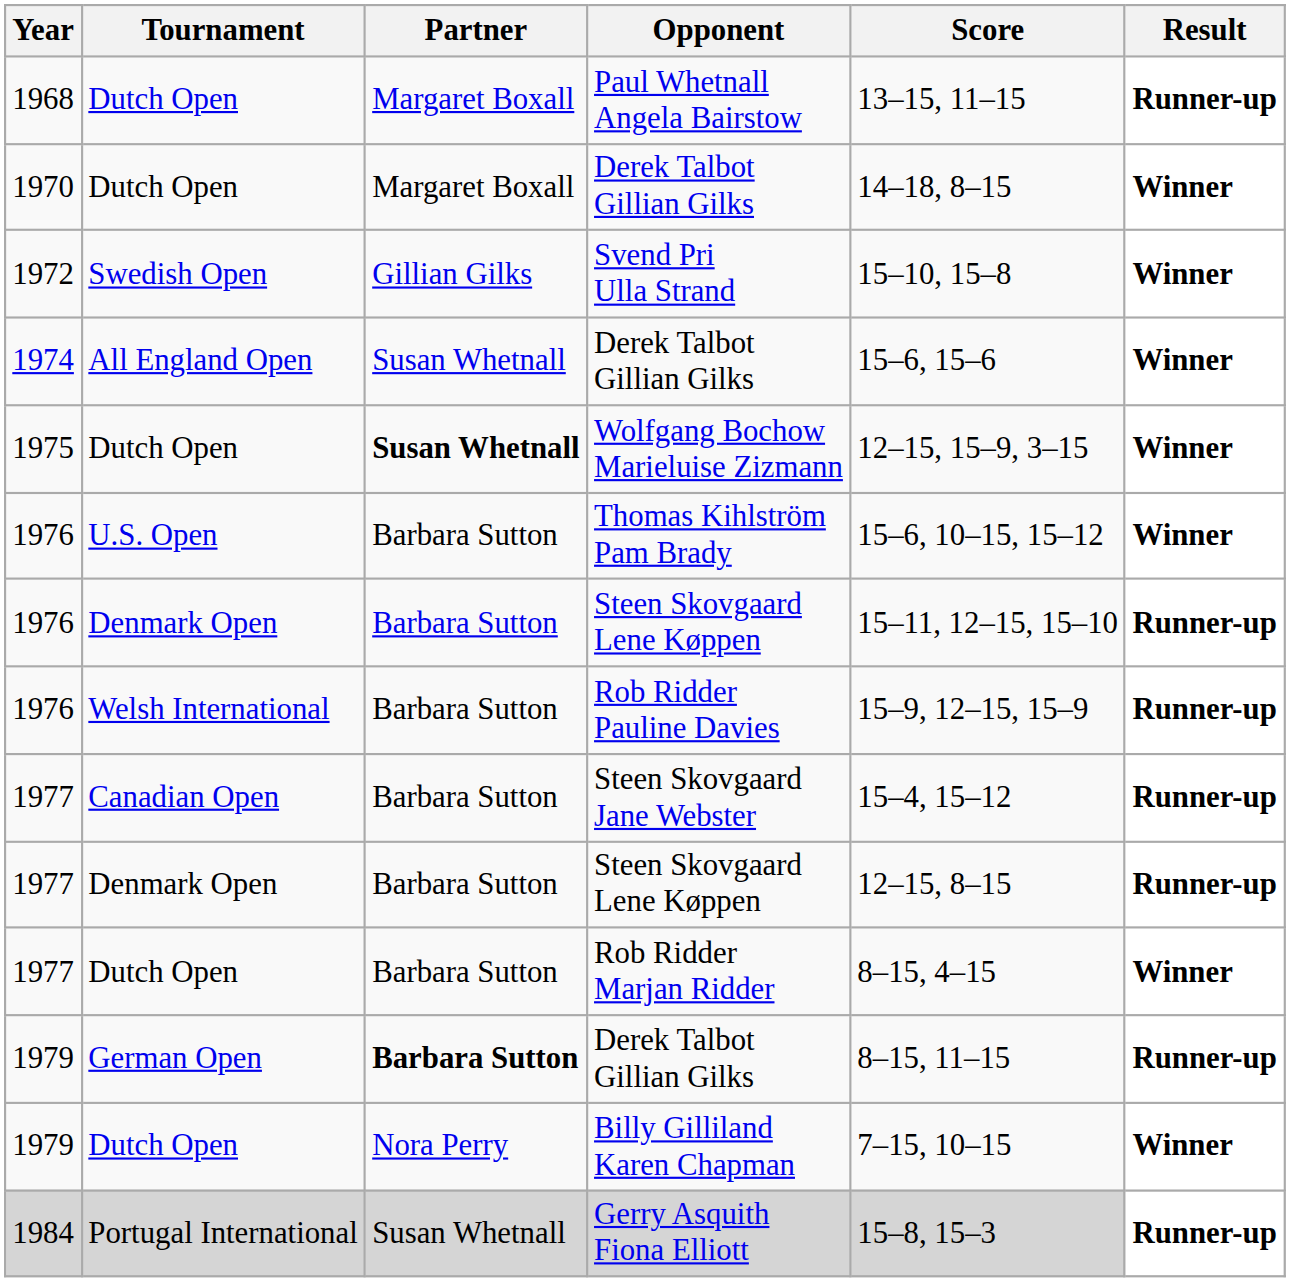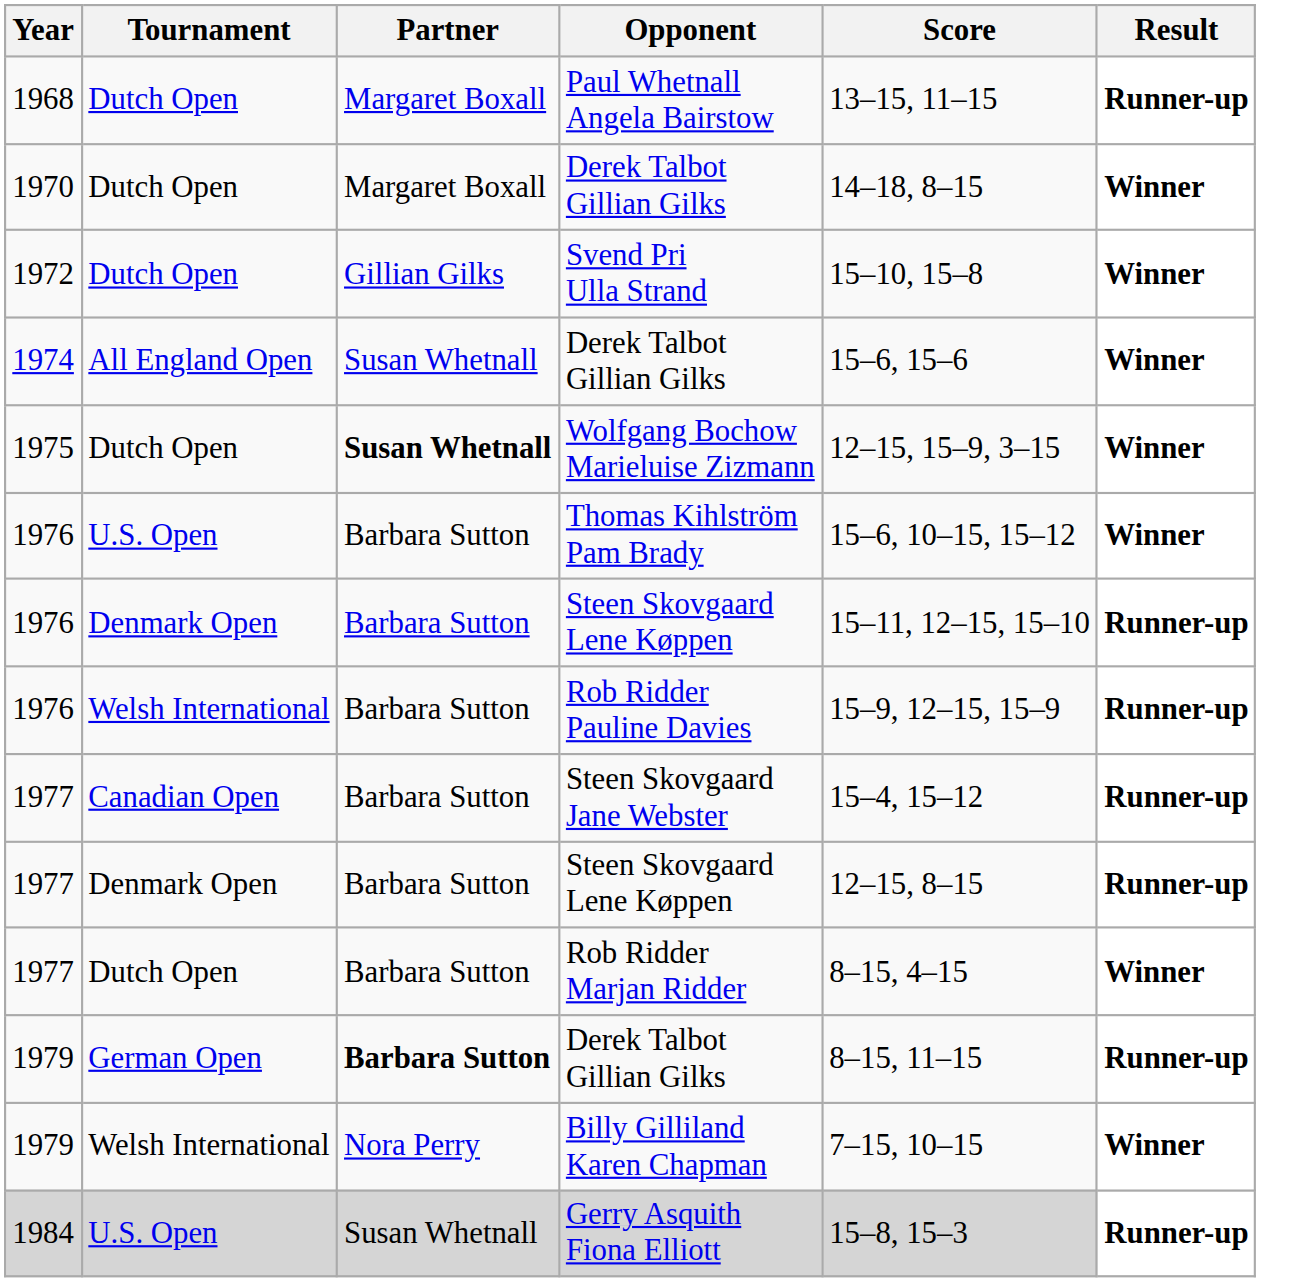(178, 273) Swedish Open -> (163, 273) Dutch Open
(163, 1145) Dutch Open -> (209, 1145) Welsh International
(223, 1232) Portugal International -> (153, 1232) U.S. Open
